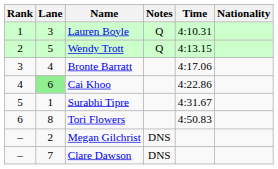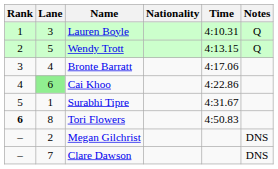columns swapped: (244, 13) <-> (159, 13)
(20, 119) normal -> (20, 119) bold
